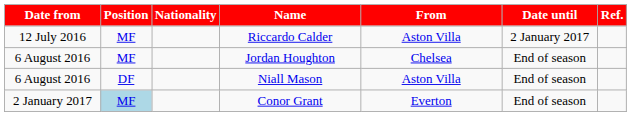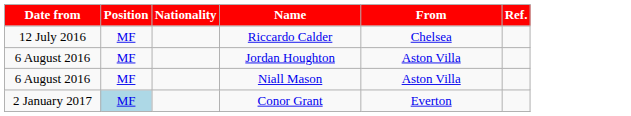- column: (550, 15)
(431, 36) Aston Villa -> (431, 36) Chelsea
(431, 58) Chelsea -> (431, 58) Aston Villa
(126, 79) DF -> (126, 79) MF
